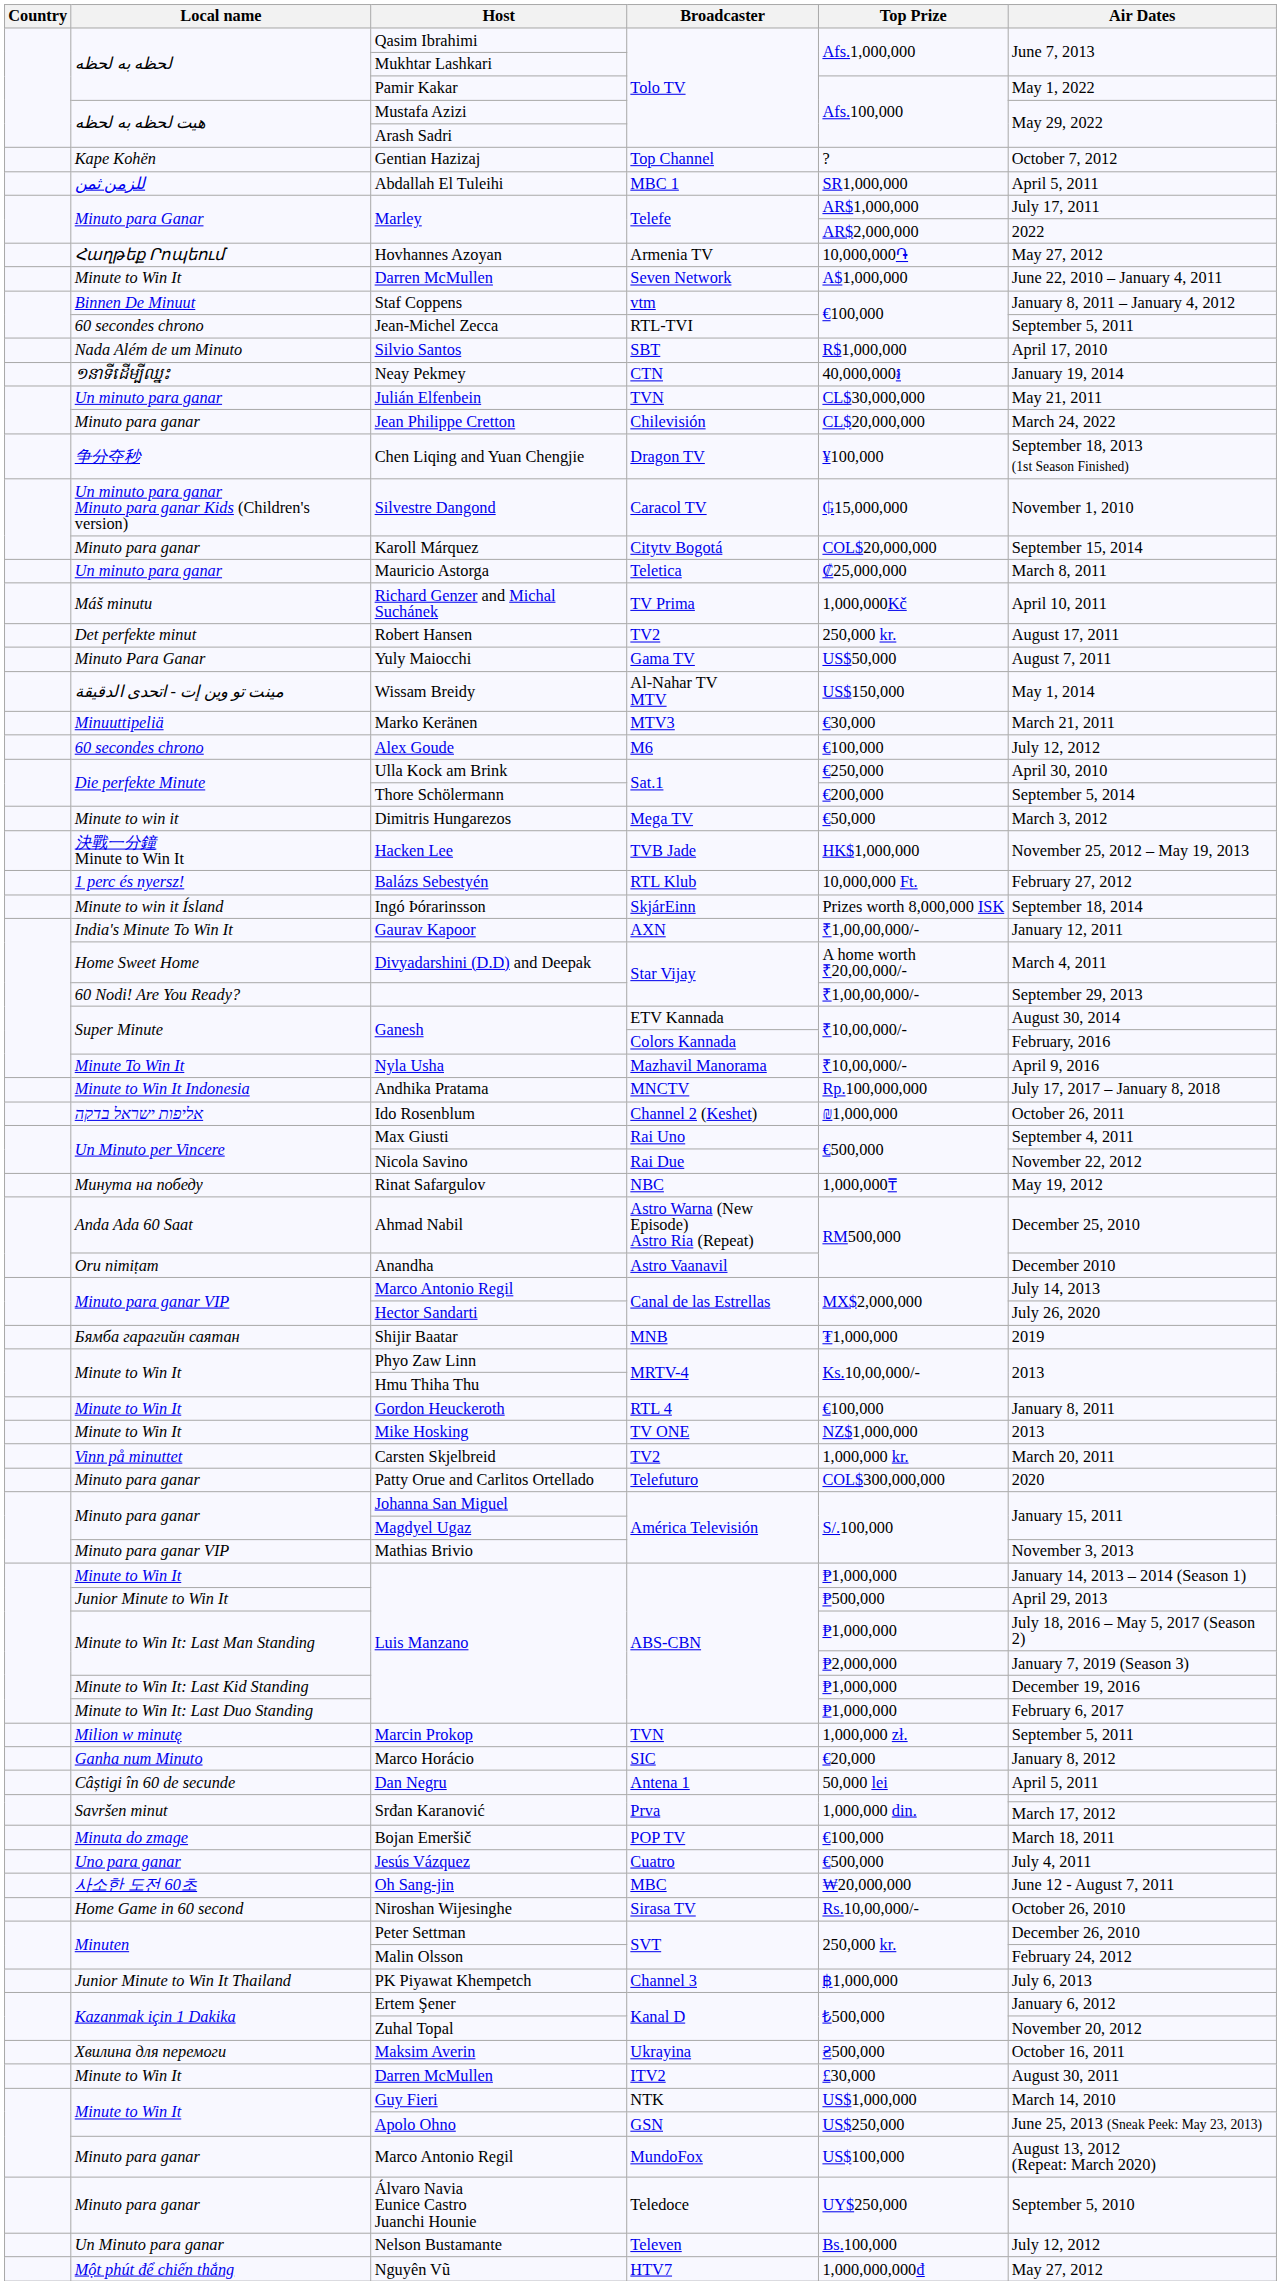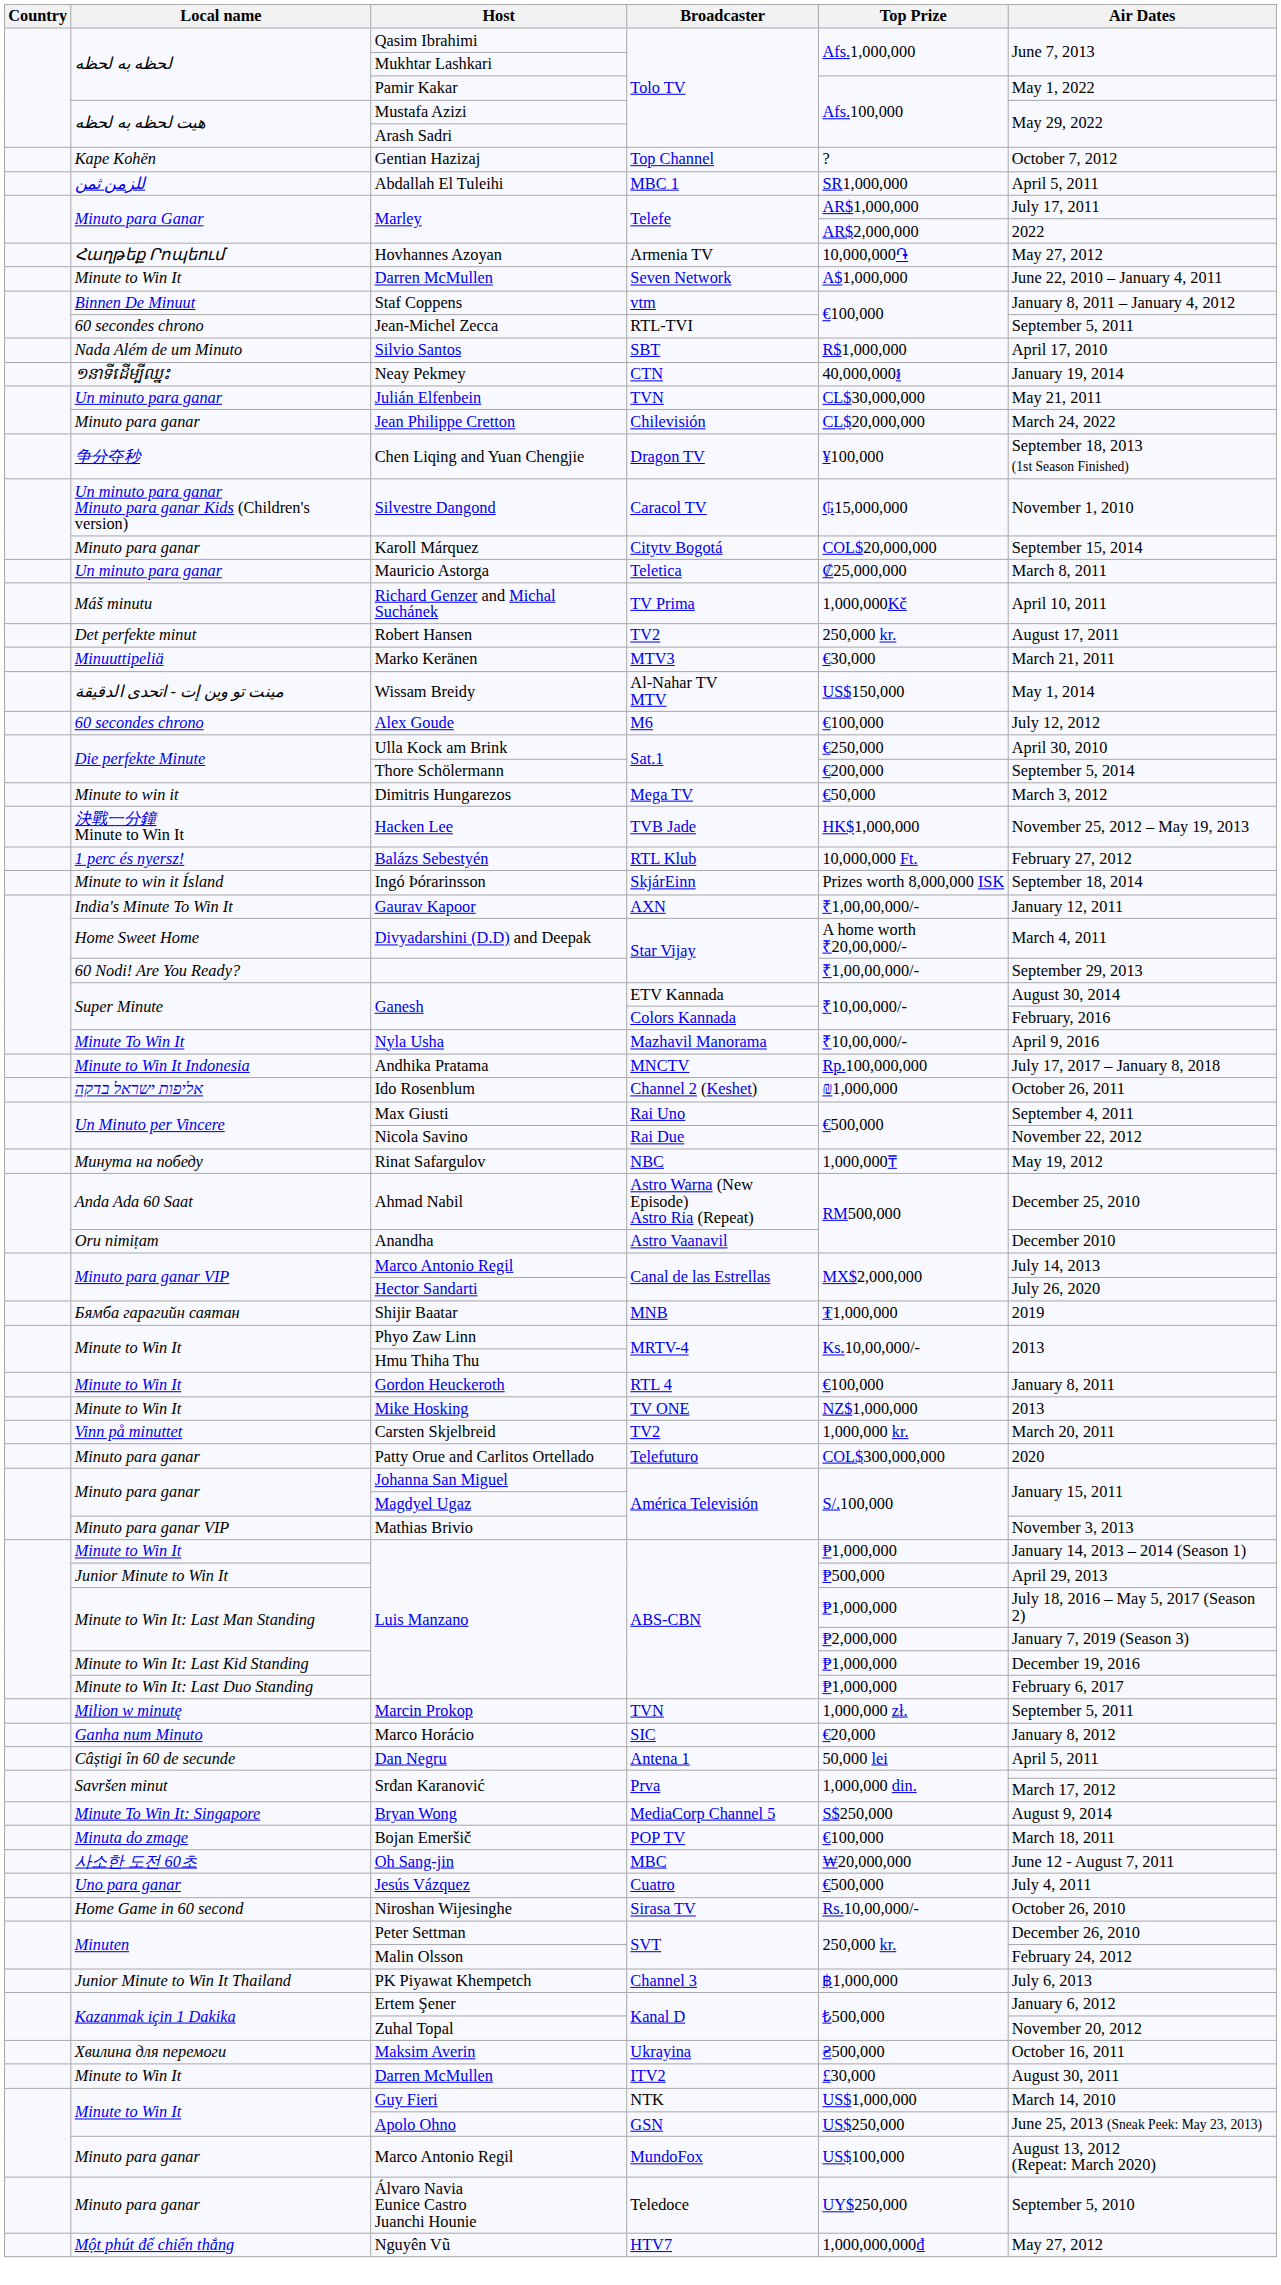- row: (140, 659)
rows swapped: (179, 691) <-> (119, 723)
+ row: (168, 1813)
rows swapped: (136, 1885) <-> (128, 1861)
- row: (149, 2245)
